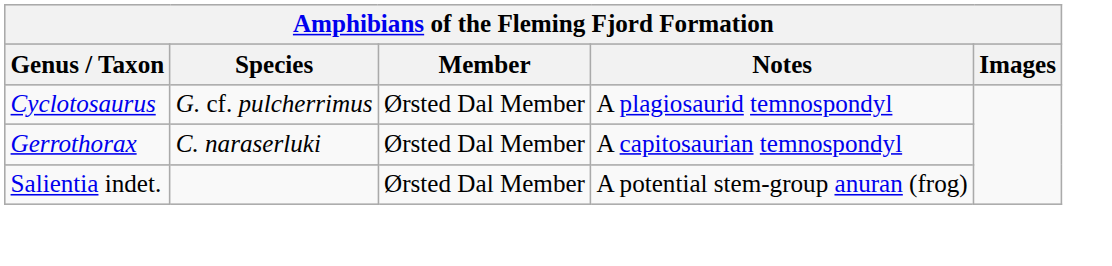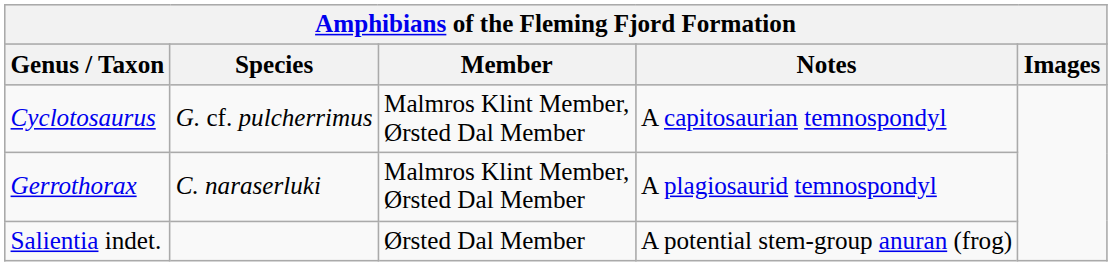(485, 104) Ørsted Dal Member -> (507, 118) Malmros Klint Member, Ørsted Dal Member
(745, 104) A plagiosaurid temnospondyl -> (794, 118) A capitosaurian temnospondyl
(485, 143) Ørsted Dal Member -> (507, 186) Malmros Klint Member, Ørsted Dal Member
(749, 143) A capitosaurian temnospondyl -> (789, 186) A plagiosaurid temnospondyl
